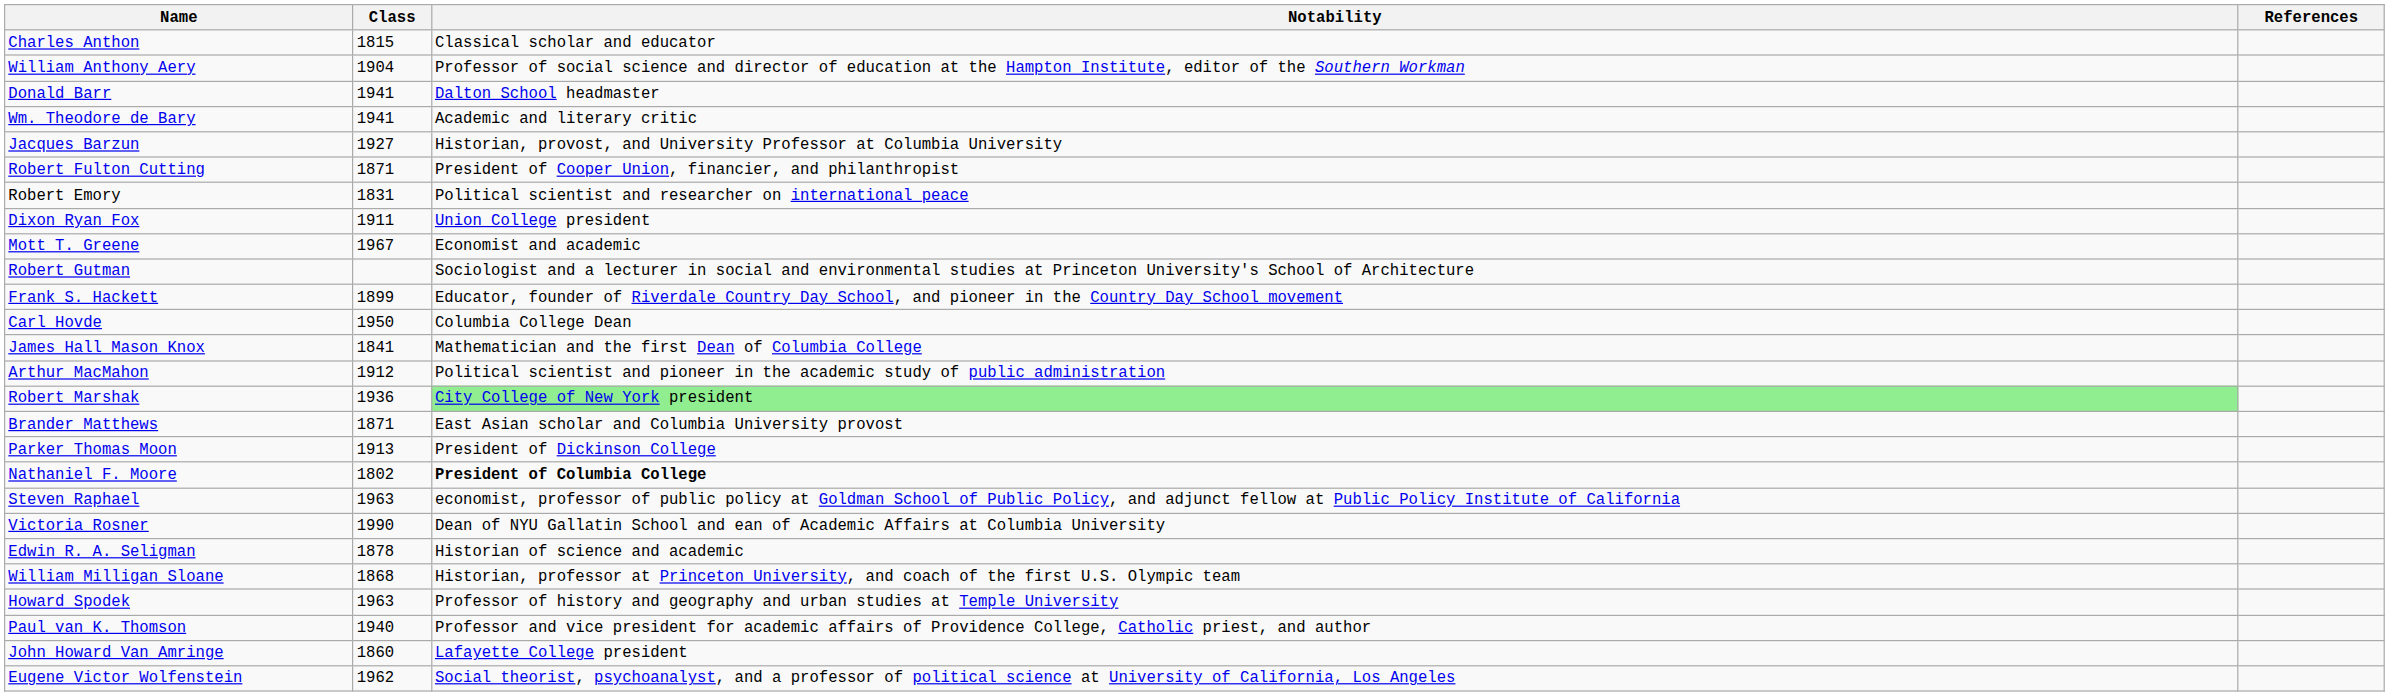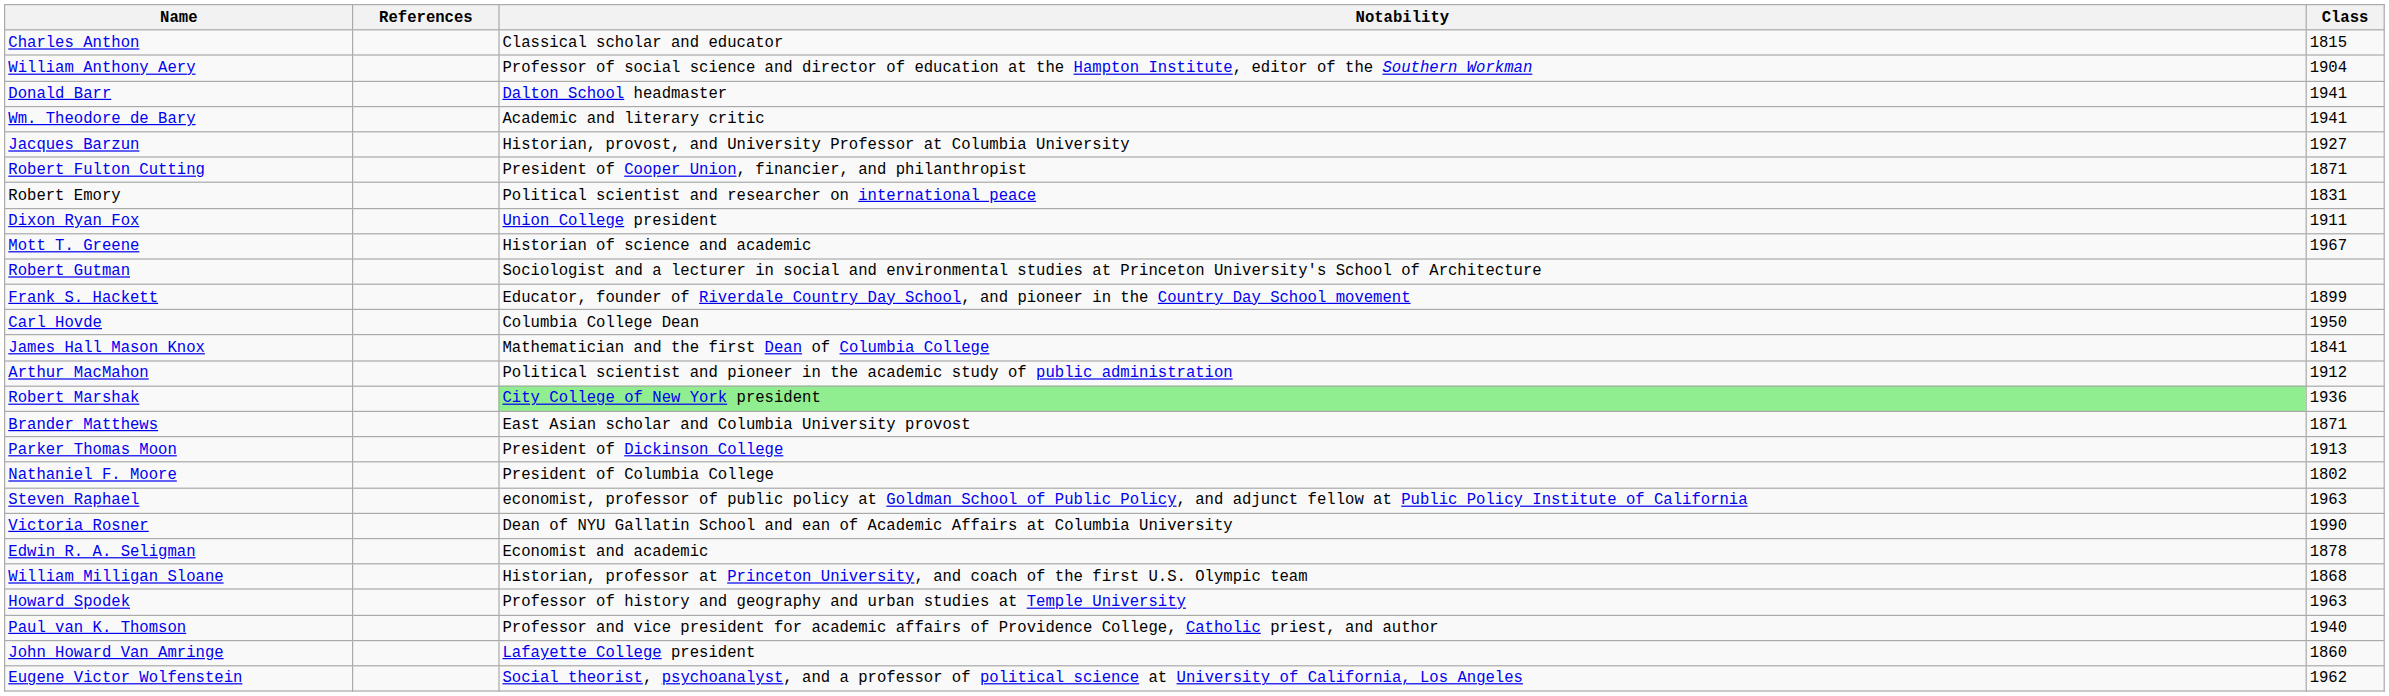columns swapped: (392, 17) <-> (2311, 17)
(538, 246) Economist and academic -> (657, 246) Historian of science and academic
(571, 475) bold -> (638, 475) normal
(589, 551) Historian of science and academic -> (605, 551) Economist and academic
